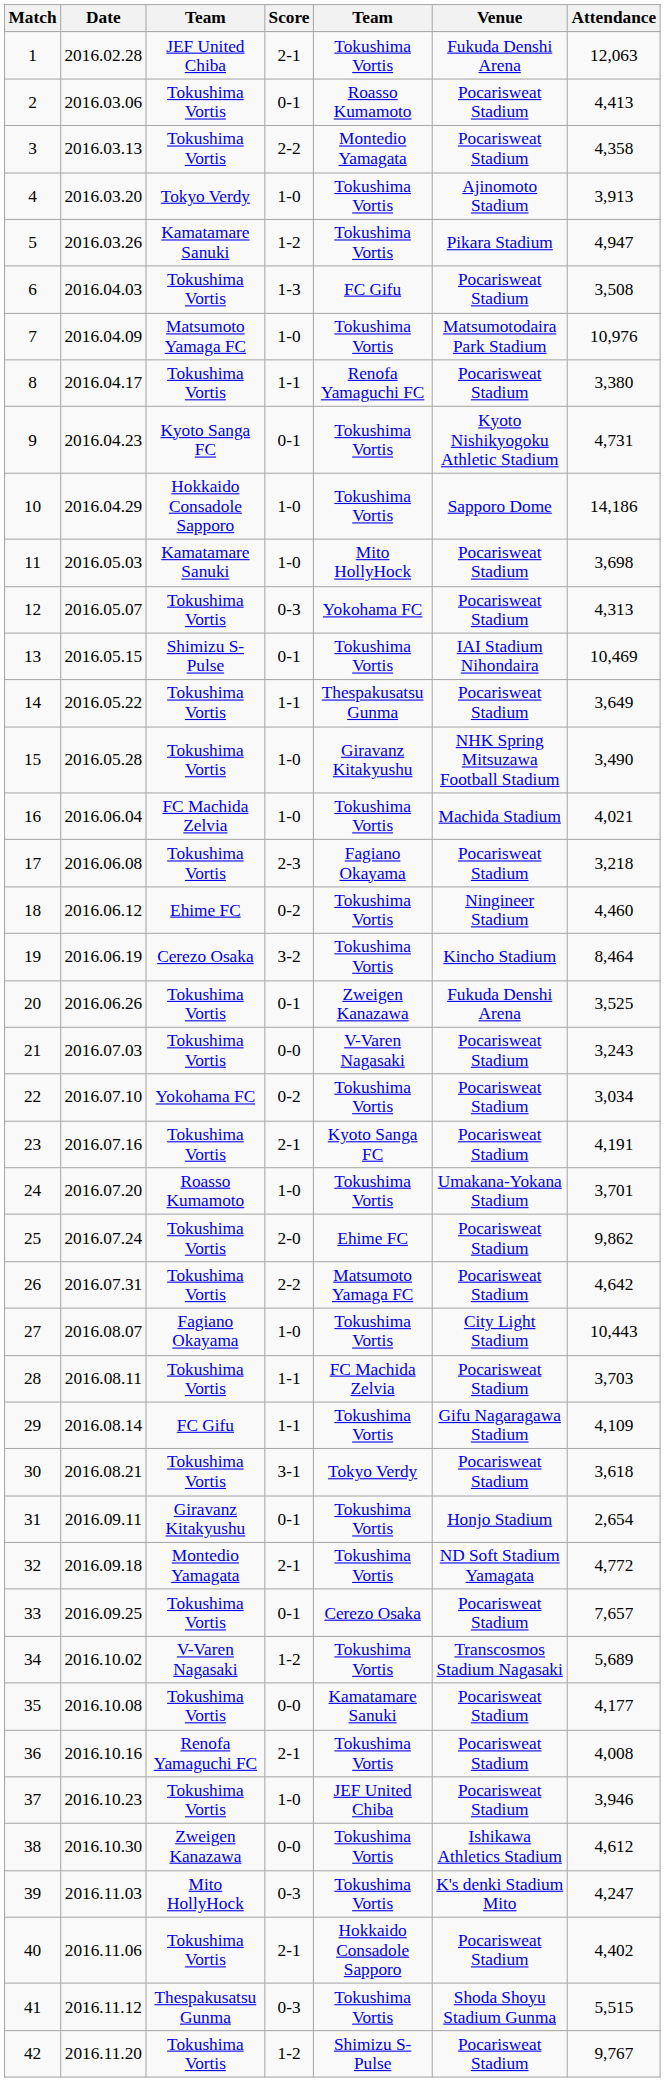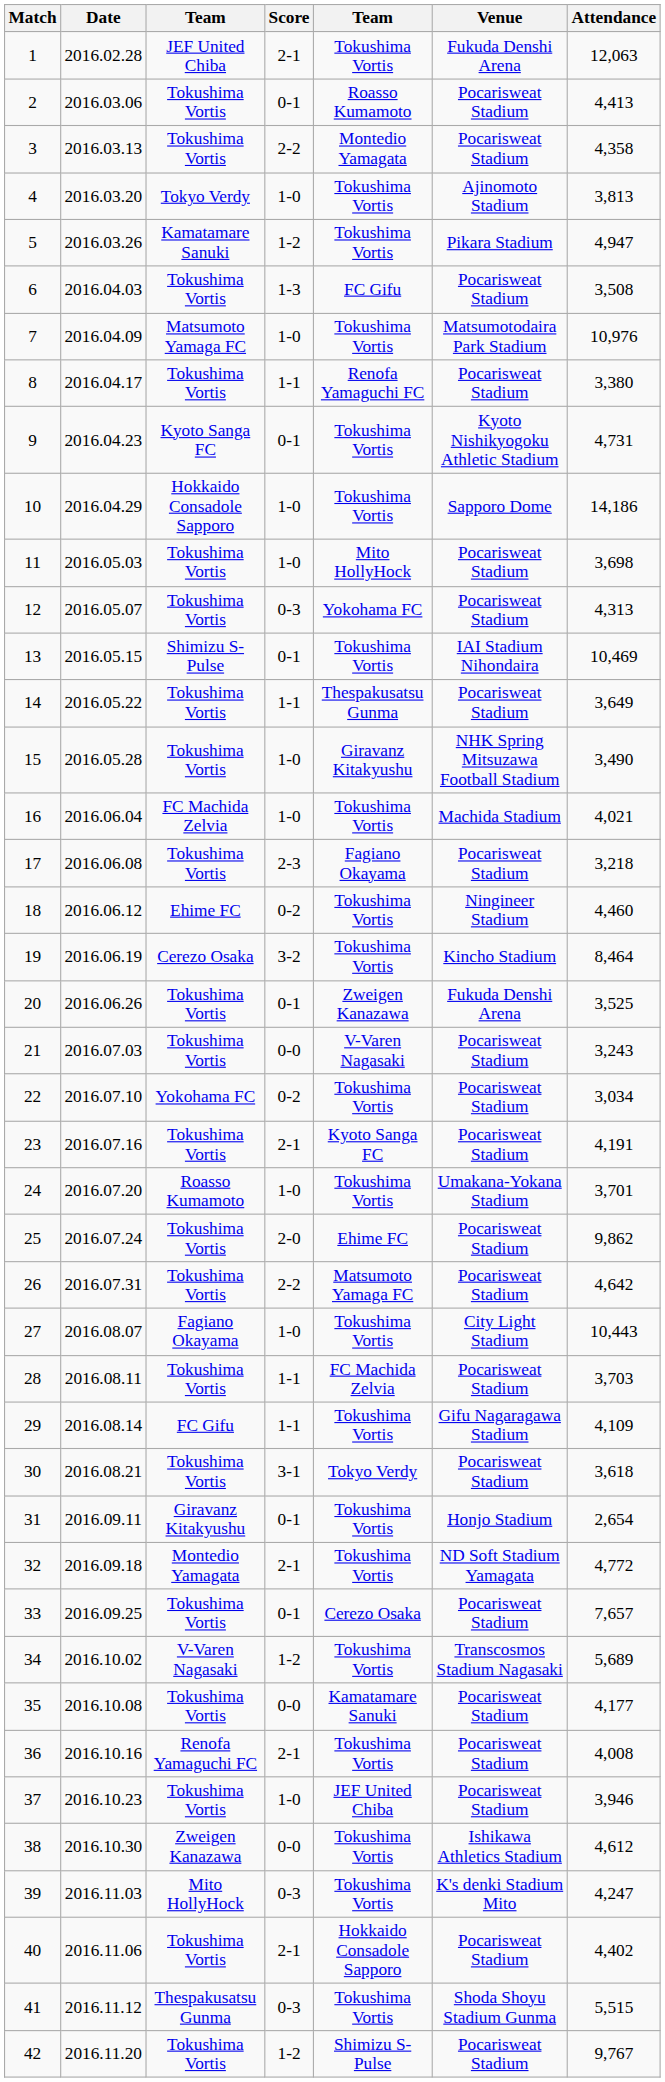(614, 195) 3,913 -> (614, 195) 3,813
(205, 562) Kamatamare Sanuki -> (205, 562) Tokushima Vortis
